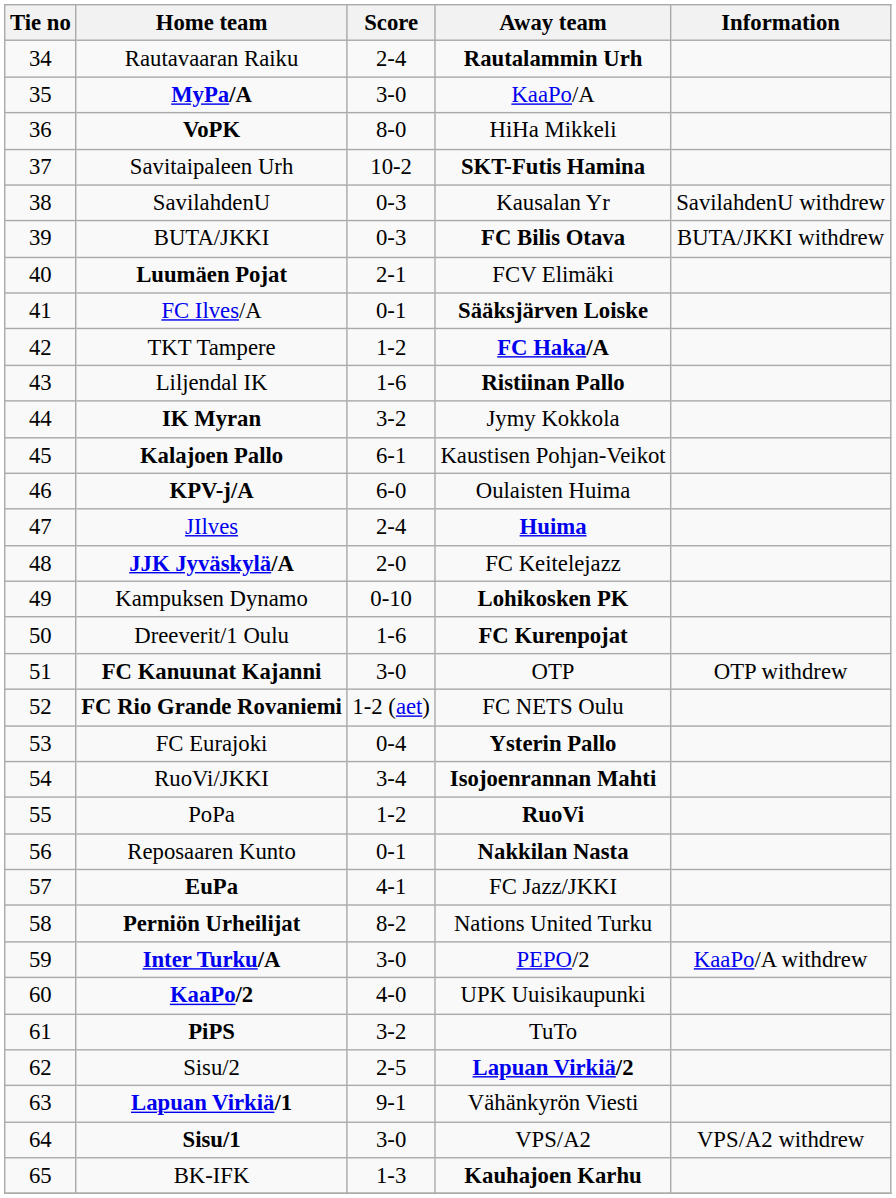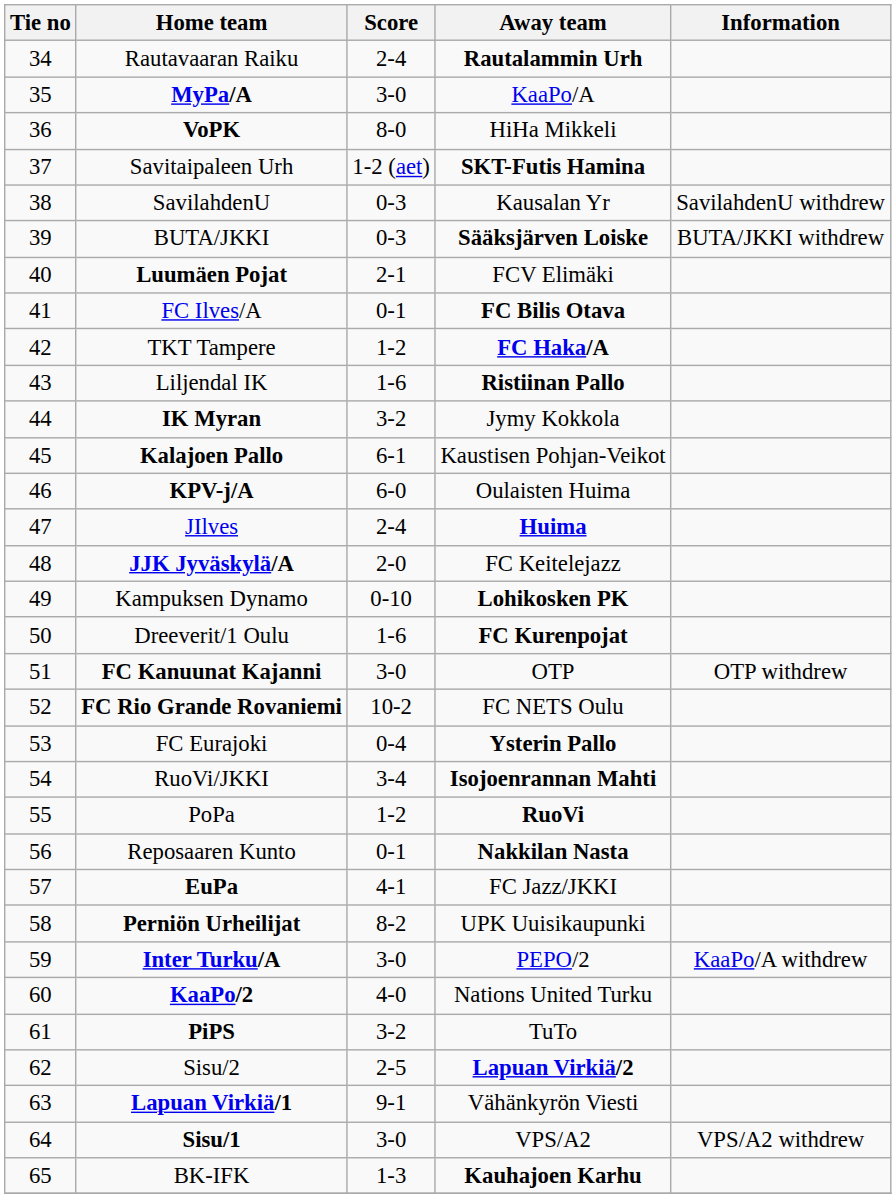(391, 166) 10-2 -> (391, 166) 1-2 (aet)
(553, 238) FC Bilis Otava -> (553, 238) Sääksjärven Loiske
(553, 310) Sääksjärven Loiske -> (553, 310) FC Bilis Otava
(391, 707) 1-2 (aet) -> (391, 707) 10-2
(553, 923) Nations United Turku -> (553, 923) UPK Uuisikaupunki
(553, 995) UPK Uuisikaupunki -> (553, 995) Nations United Turku
